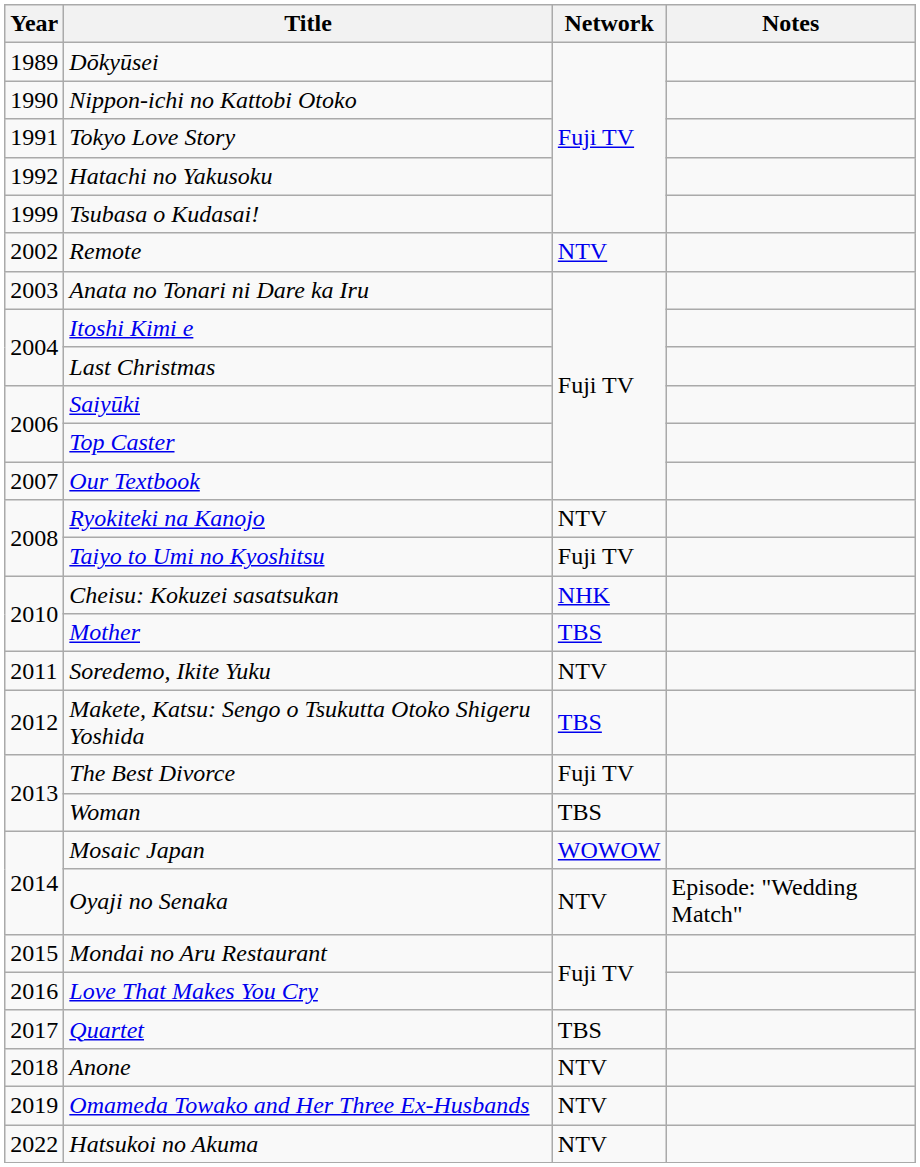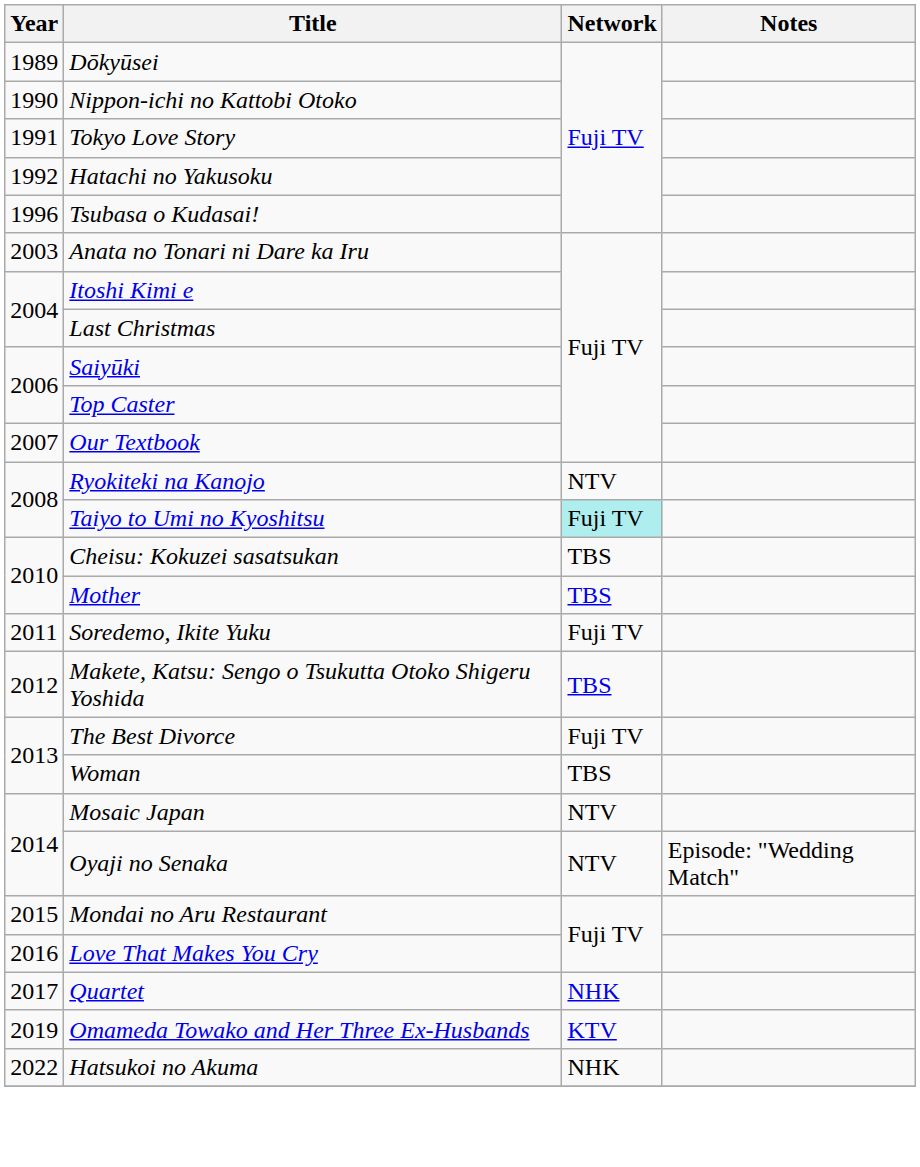(34, 213) 1999 -> (34, 213) 1996
- row: (105, 251)
(596, 556) no background -> (606, 518) paleturquoise background
(584, 594) NHK -> (589, 556) TBS
(583, 670) NTV -> (606, 632) Fuji TV
(609, 849) WOWOW -> (592, 811) NTV
(580, 1029) TBS -> (593, 991) NHK
- row: (100, 1067)
(583, 1105) NTV -> (592, 1029) KTV
(583, 1143) NTV -> (593, 1067) NHK
